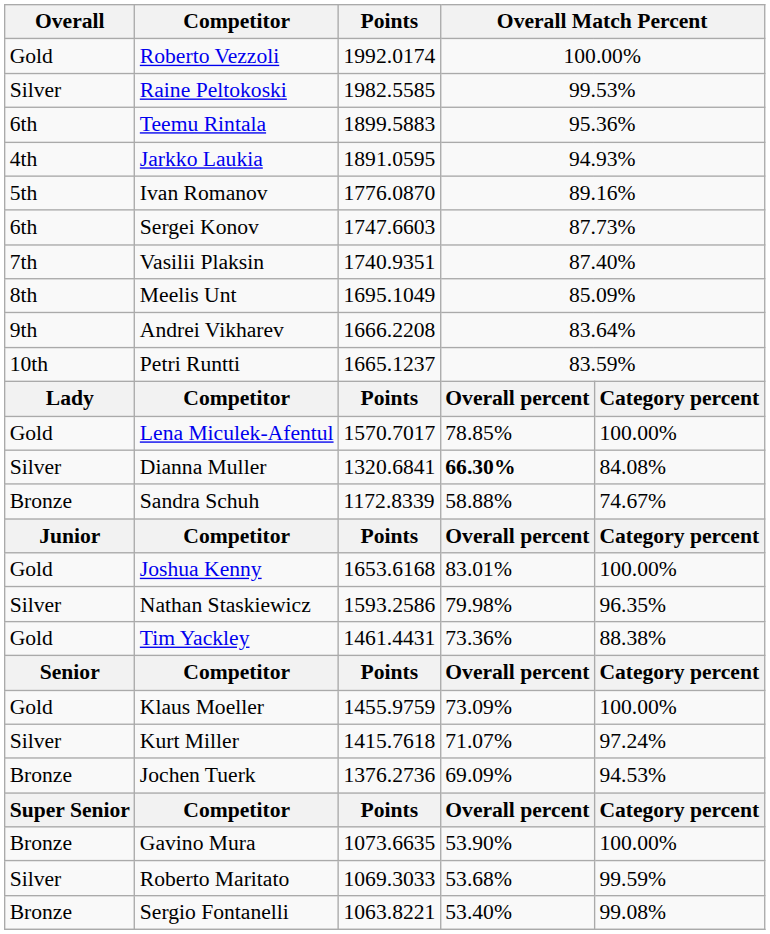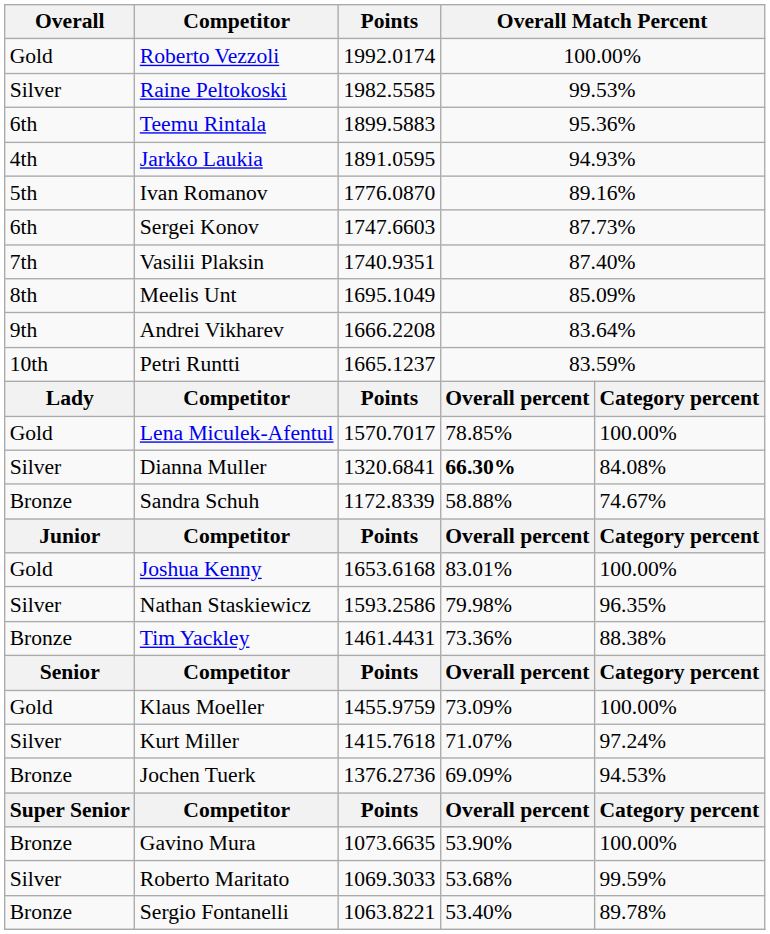(31, 638) Gold -> (41, 638) Bronze
(633, 912) 99.08% -> (633, 912) 89.78%
